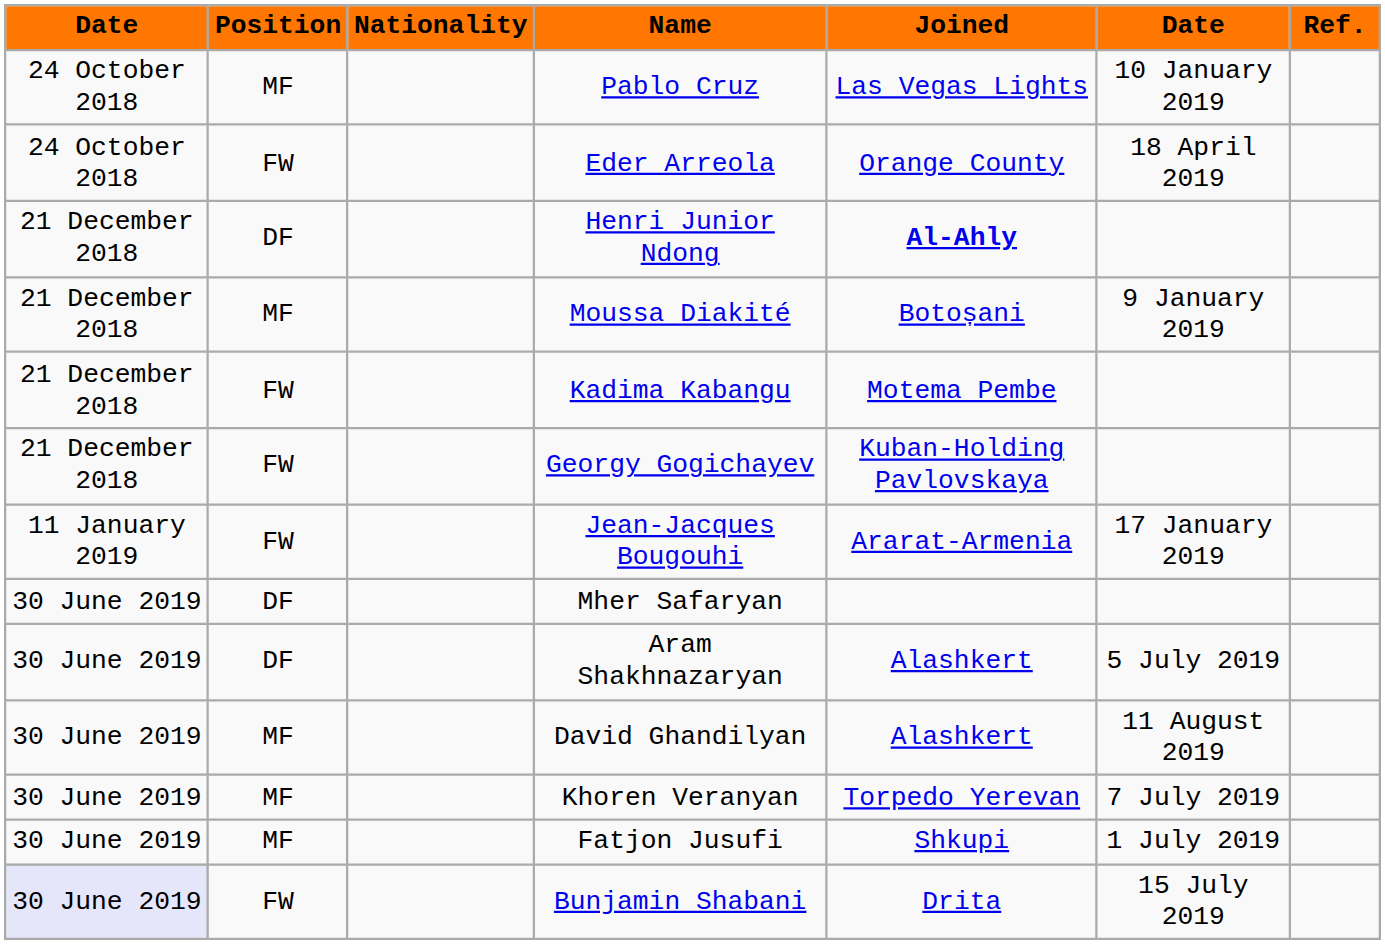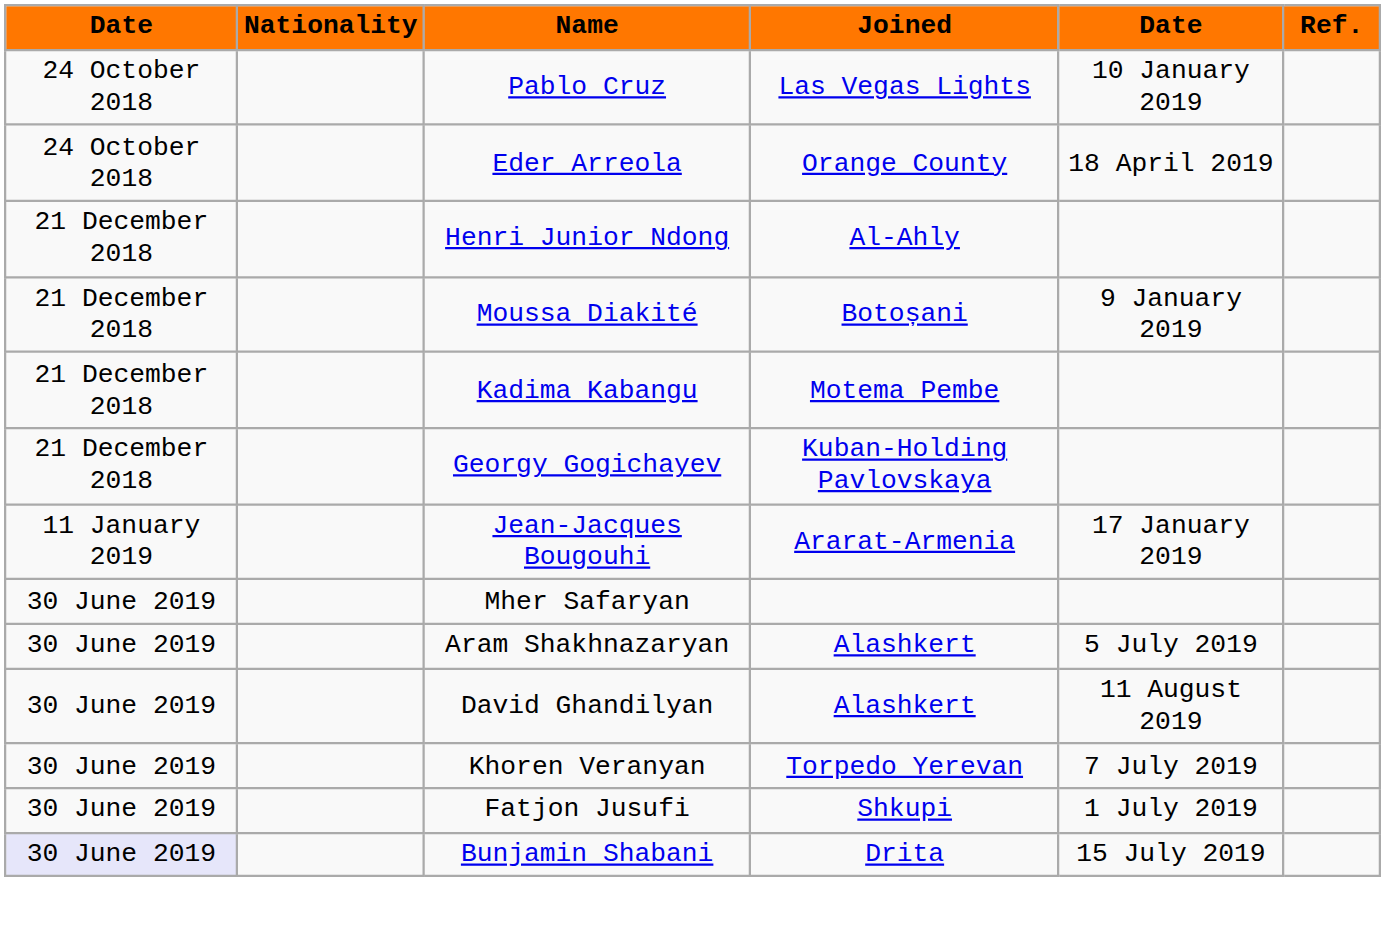- column: (278, 27)
(962, 238) bold -> (905, 238) normal
